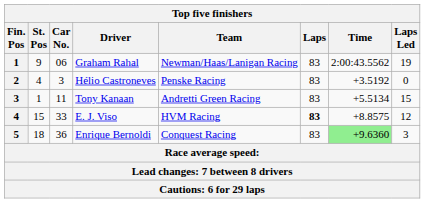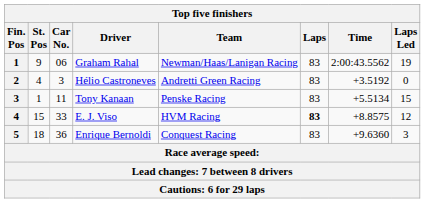(193, 80) Penske Racing -> (211, 80) Andretti Green Racing
(211, 98) Andretti Green Racing -> (193, 98) Penske Racing
(371, 134) lightgreen background -> (371, 134) no background
